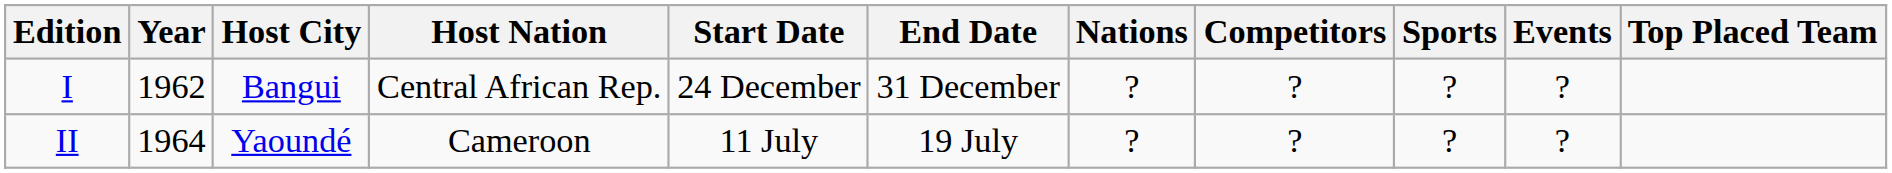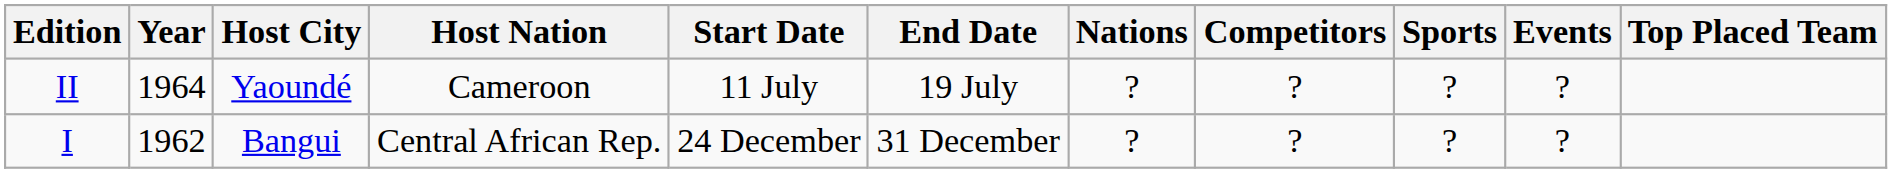rows swapped: (67, 85) <-> (67, 140)
